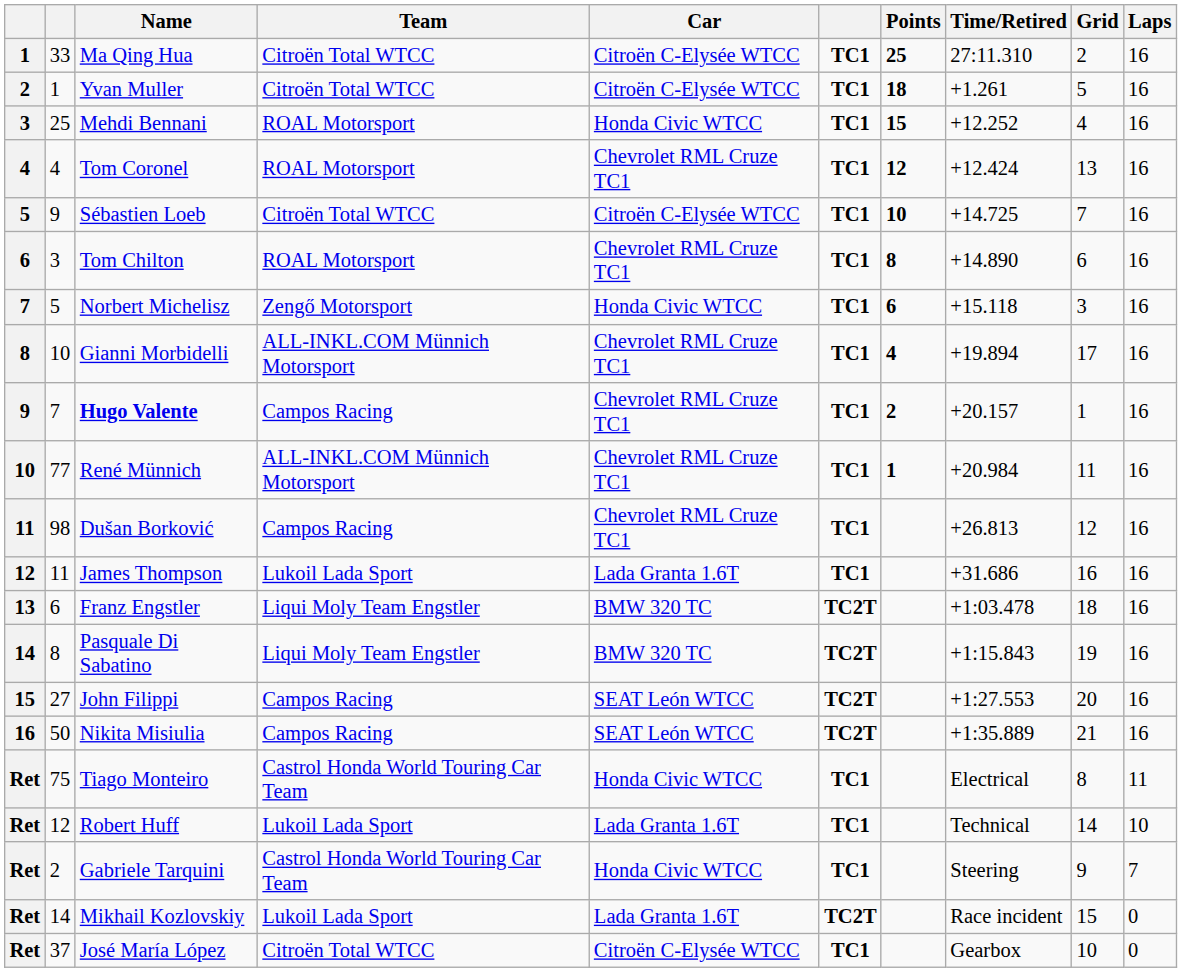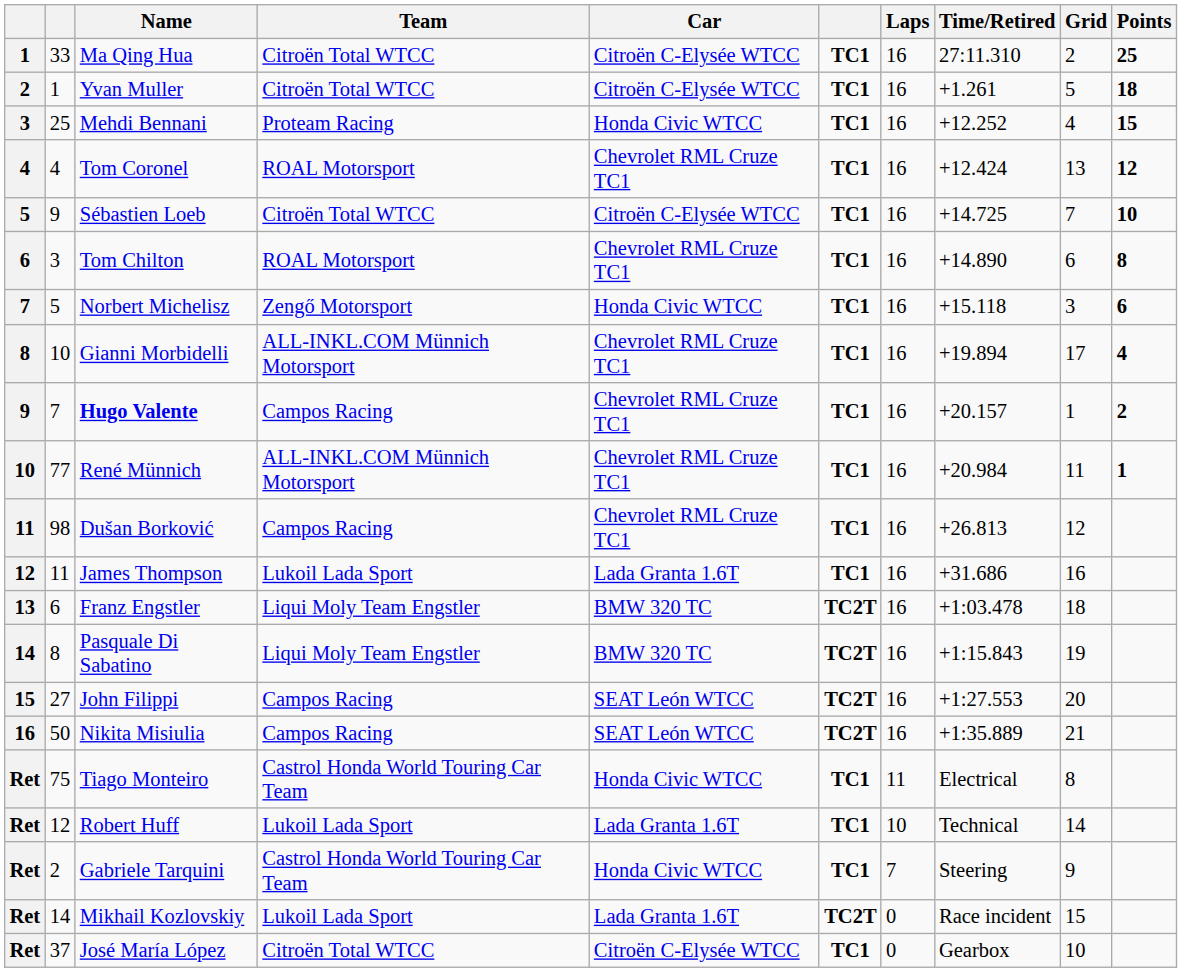columns swapped: (1150, 21) <-> (913, 21)
(339, 123) ROAL Motorsport -> (328, 123) Proteam Racing
